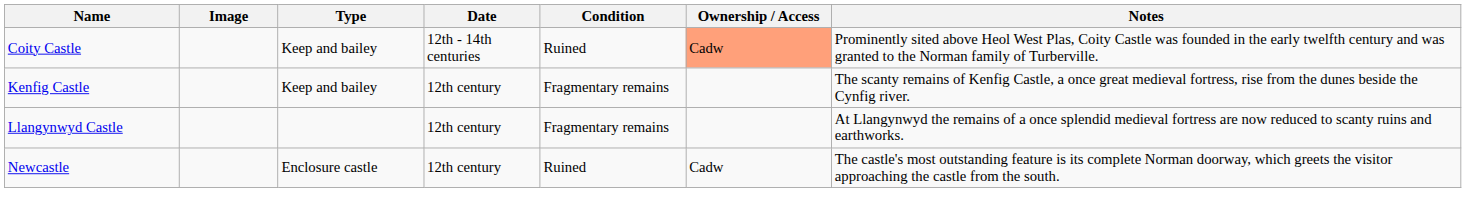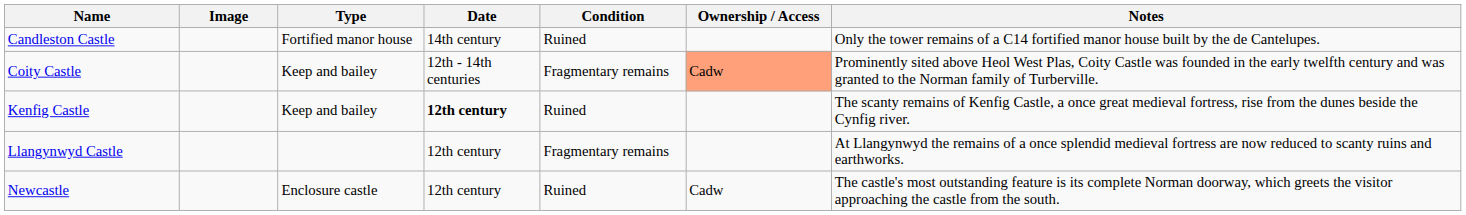+ row: (61, 39)
(565, 47) Ruined -> (606, 71) Fragmentary remains
(464, 87) normal -> (467, 111) bold
(606, 87) Fragmentary remains -> (565, 111) Ruined
